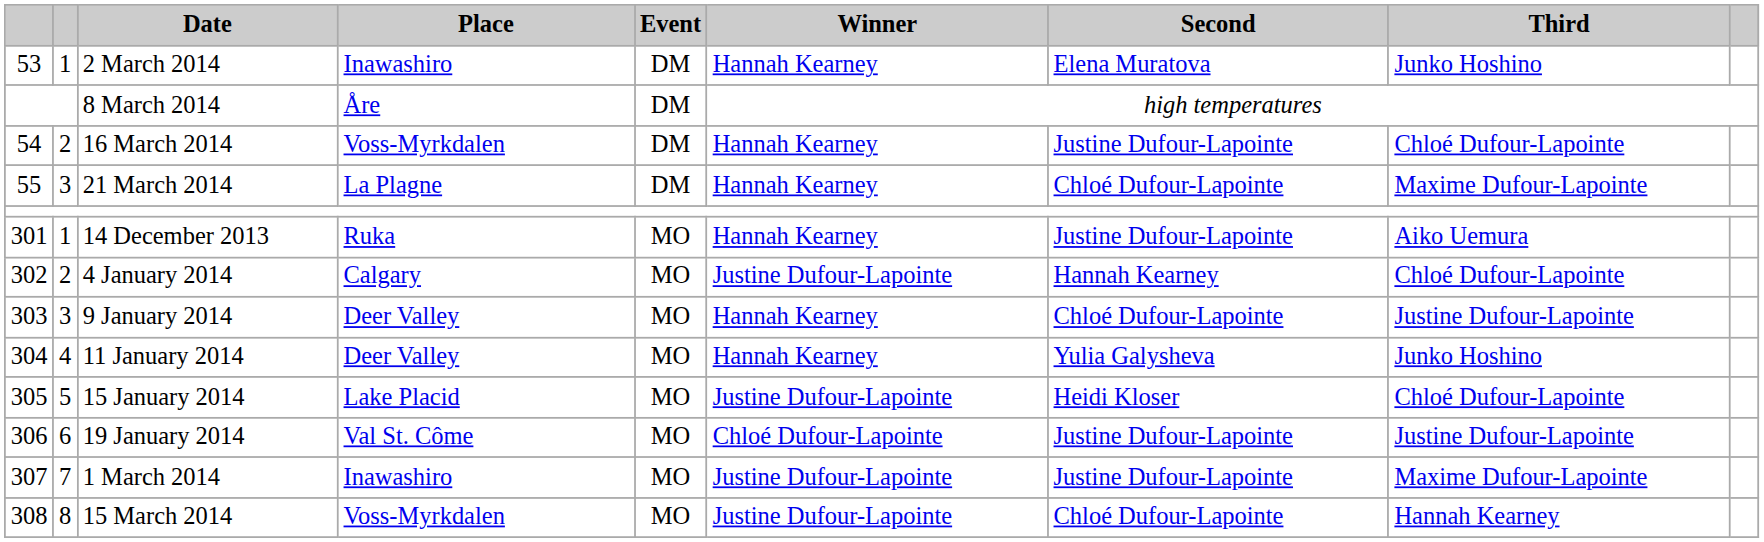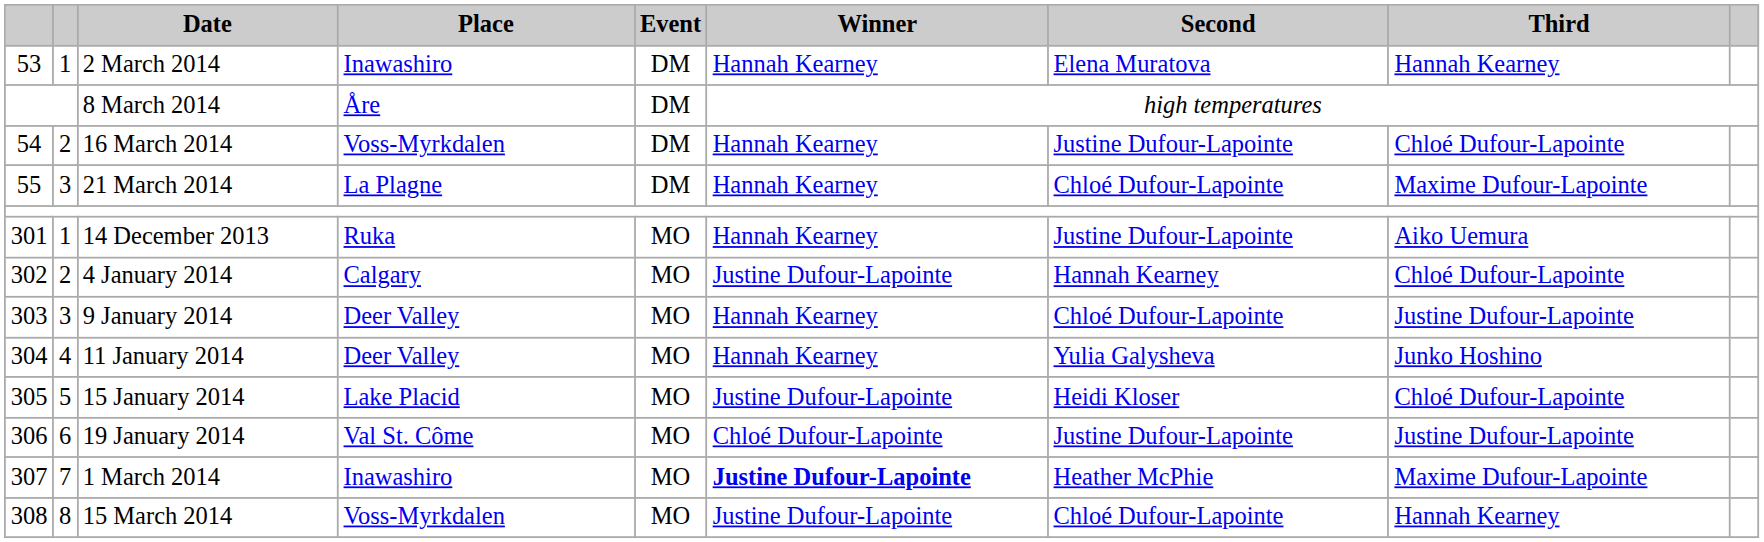(1468, 64) Junko Hoshino -> (1477, 64) Hannah Kearney
(832, 476) normal -> (842, 476) bold
(1173, 476) Justine Dufour-Lapointe -> (1133, 476) Heather McPhie
